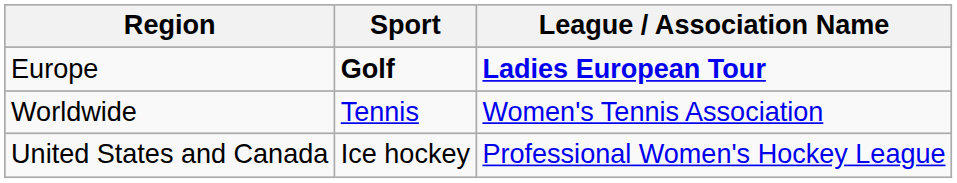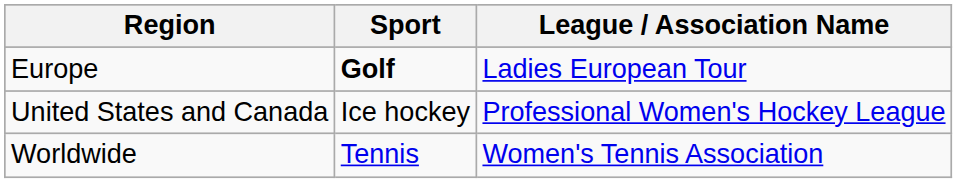(624, 68) bold -> (614, 68) normal
rows swapped: (170, 154) <-> (74, 111)
